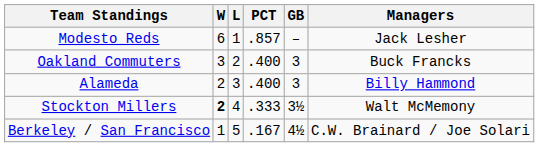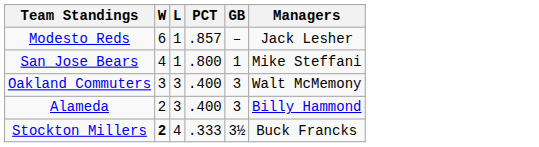+ row: (79, 62)
(236, 62) 2 -> (177, 85) 3
(421, 62) Buck Francks -> (307, 85) Walt McMemony
(421, 108) Walt McMemony -> (307, 130) Buck Francks
- row: (109, 130)
